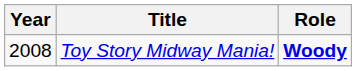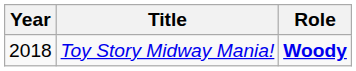(30, 50) 2008 -> (30, 50) 2018
